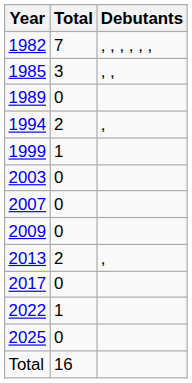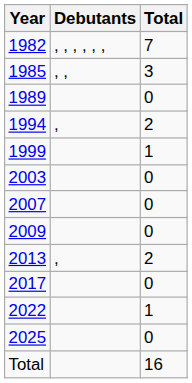columns swapped: (142, 18) <-> (73, 18)
